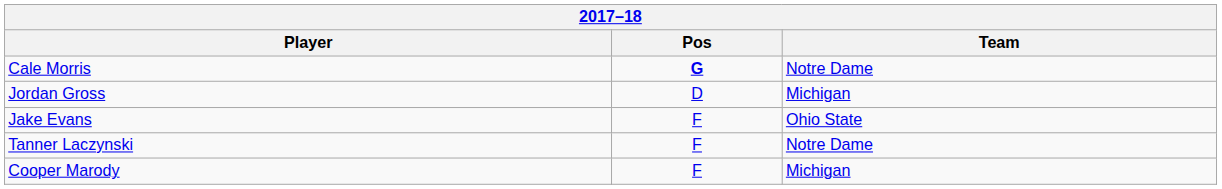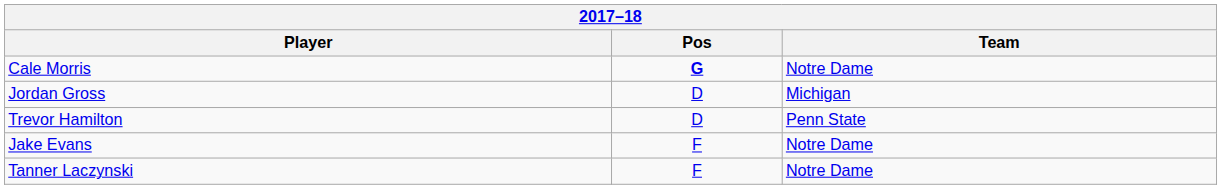+ row: (65, 119)
(824, 119) Ohio State -> (829, 145) Notre Dame
- row: (64, 171)
